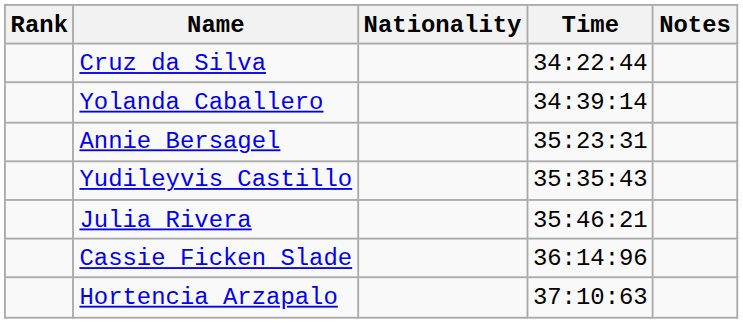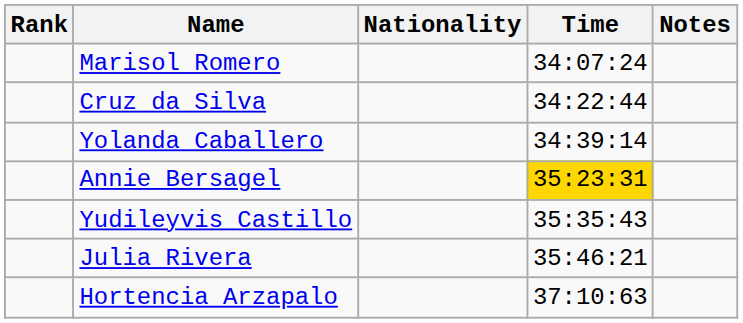+ row: (180, 63)
(590, 141) no background -> (590, 180) gold background
- row: (216, 258)
